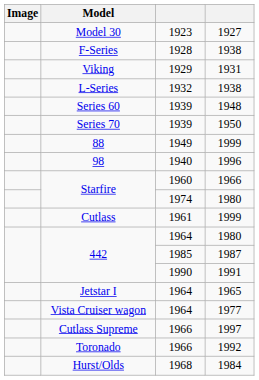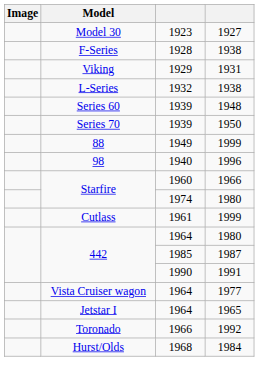rows swapped: (98, 291) <-> (98, 310)
- row: (98, 328)
